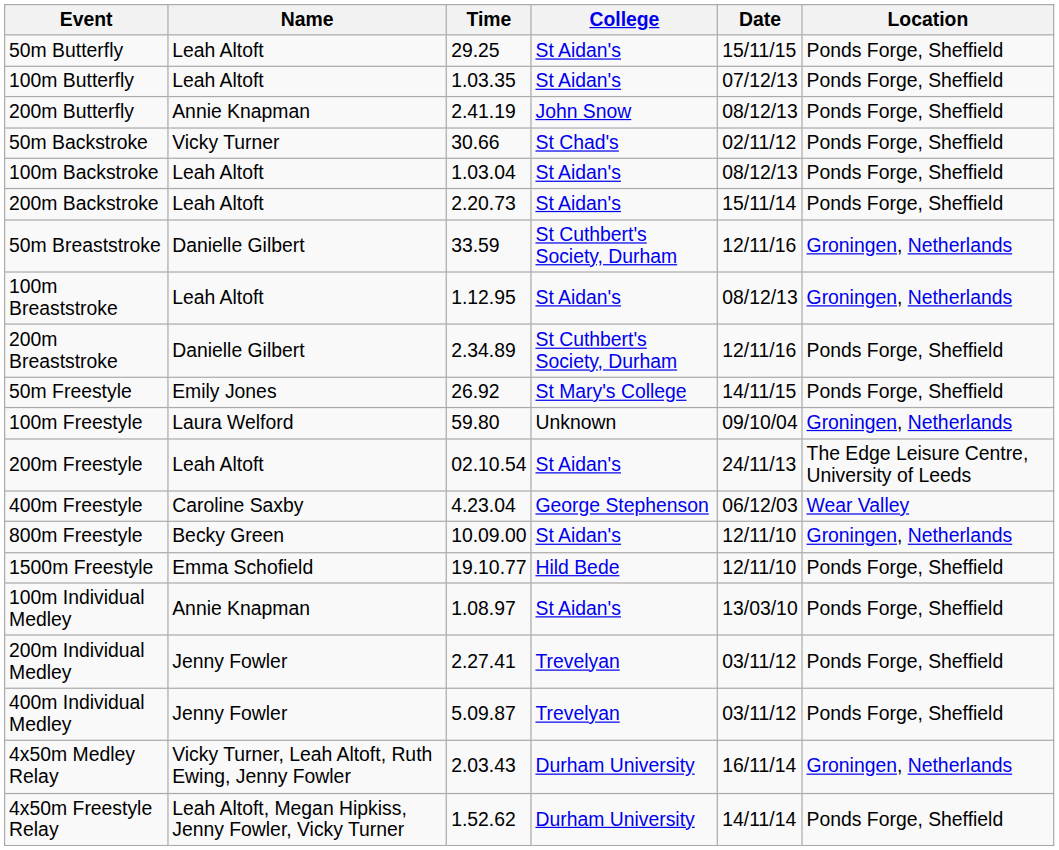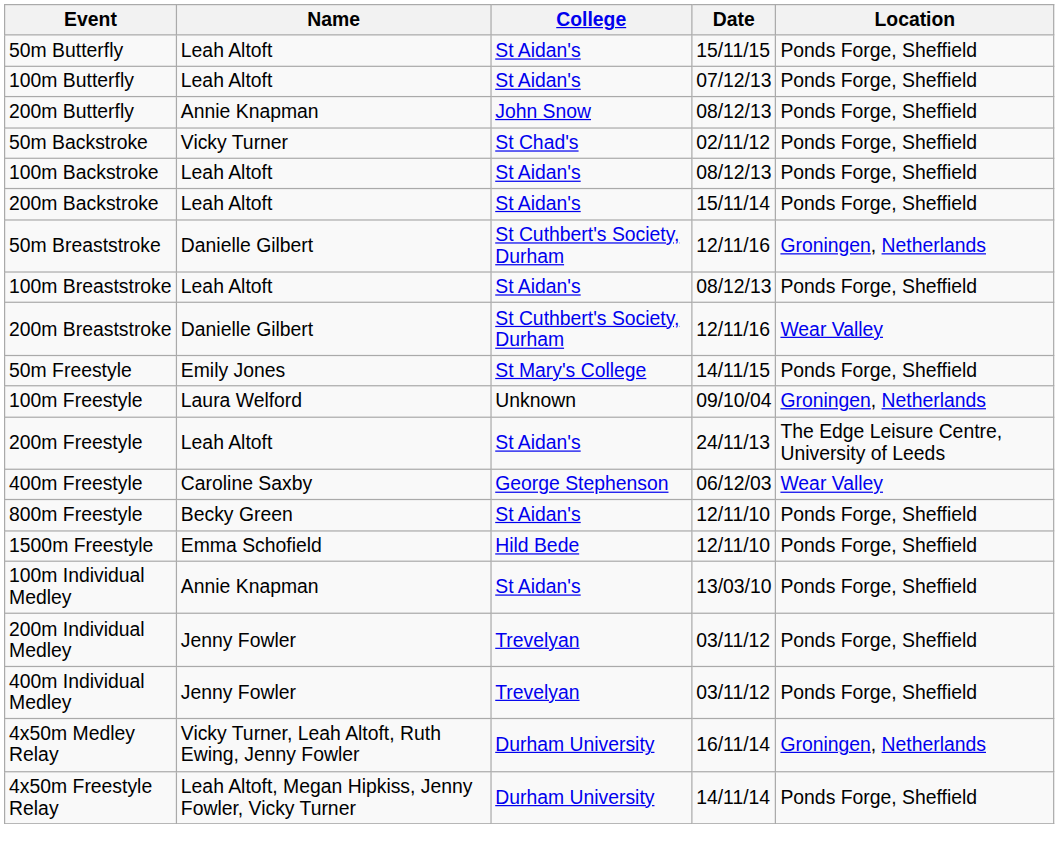- column: (489, 19)
(909, 298) Groningen, Netherlands -> (879, 287) Ponds Forge, Sheffield
(905, 350) Ponds Forge, Sheffield -> (832, 328) Wear Valley
(909, 536) Groningen, Netherlands -> (879, 515) Ponds Forge, Sheffield
